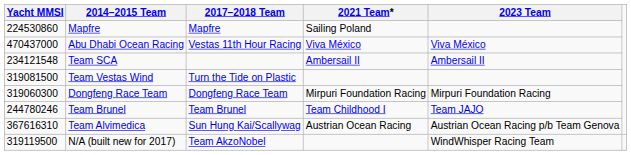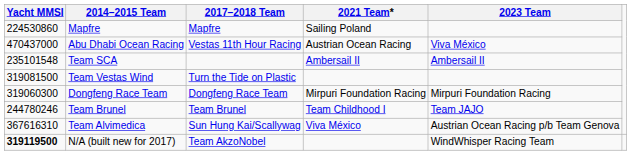(333, 45) Viva México -> (358, 45) Austrian Ocean Racing
(32, 61) 234121548 -> (32, 61) 235101548
(358, 126) Austrian Ocean Racing -> (333, 126) Viva México
(32, 142) normal -> (32, 142) bold
